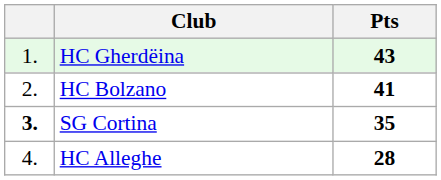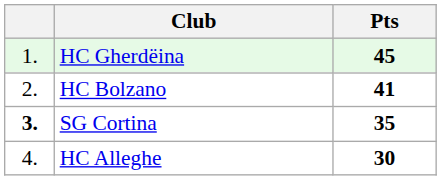(384, 55) 43 -> (384, 55) 45
(384, 157) 28 -> (384, 157) 30
